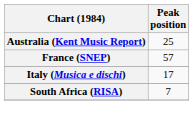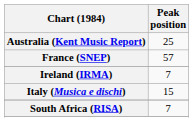+ row: (76, 74)
(168, 74) 17 -> (168, 91) 15
